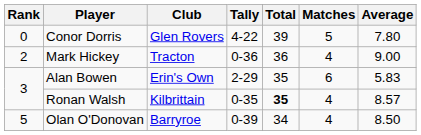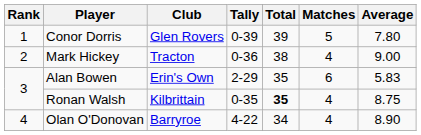(24, 36) 0 -> (24, 36) 1
(245, 36) 4-22 -> (245, 36) 0-39
(281, 57) 36 -> (281, 57) 38
(387, 99) 8.57 -> (387, 99) 8.75
(24, 120) 5 -> (24, 120) 4
(245, 120) 0-39 -> (245, 120) 4-22
(387, 120) 8.50 -> (387, 120) 8.90
